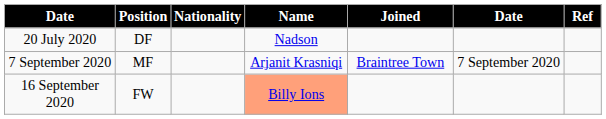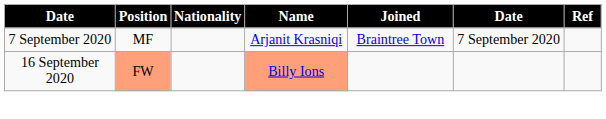- row: (60, 39)
(143, 94) no background -> (143, 71) lightsalmon background
